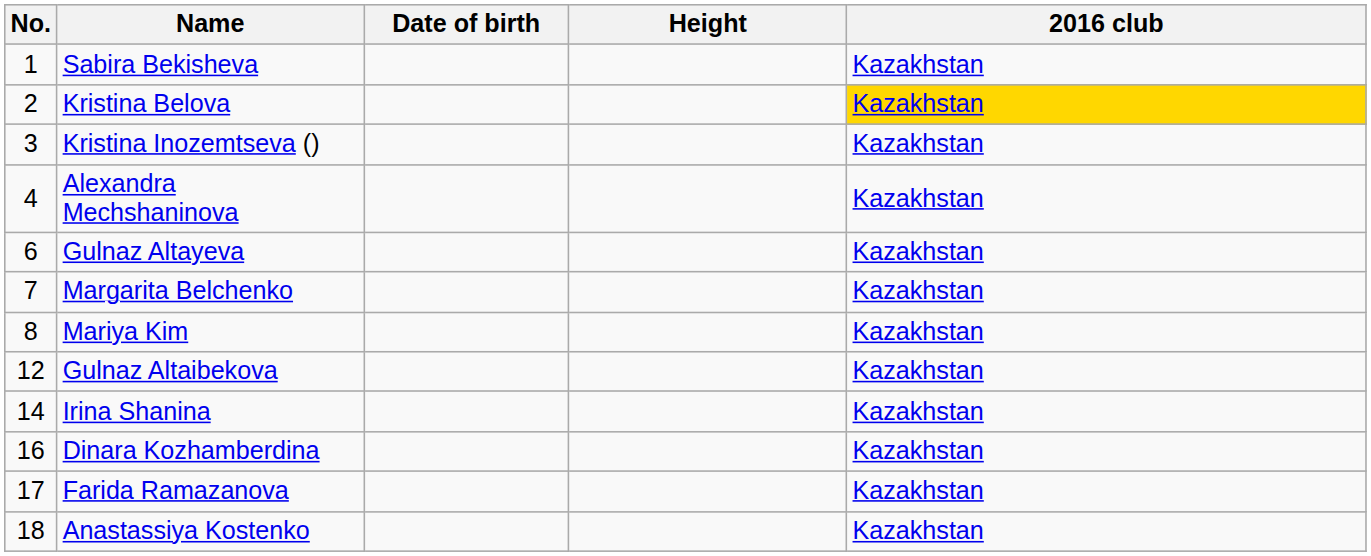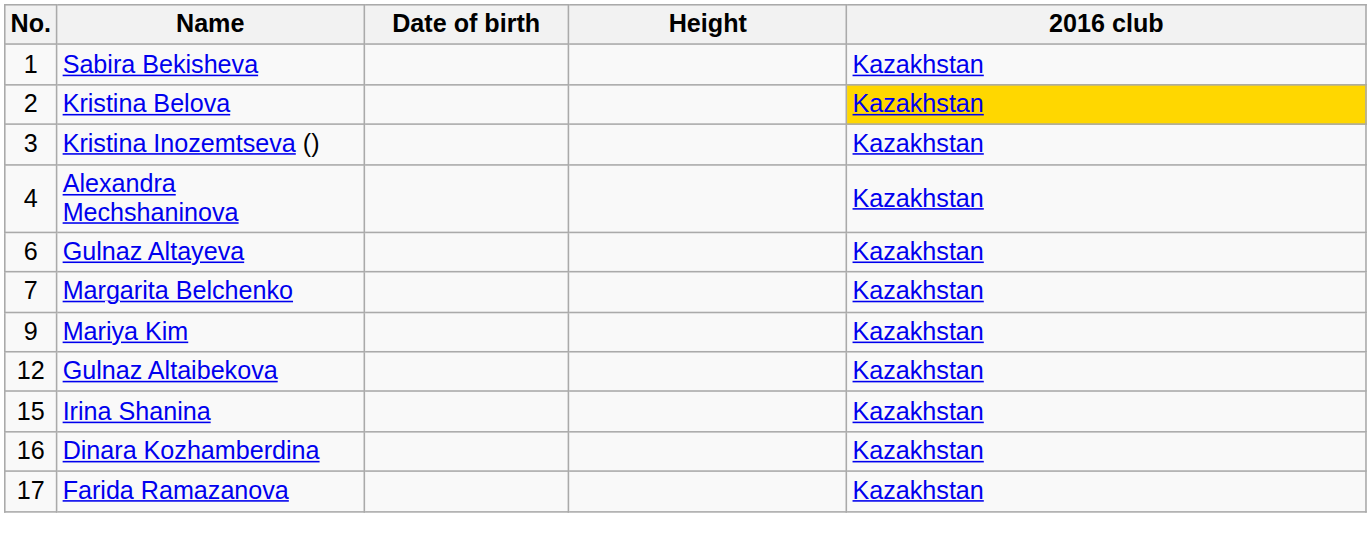(31, 331) 8 -> (31, 331) 9
(31, 411) 14 -> (31, 411) 15
- row: (186, 530)
